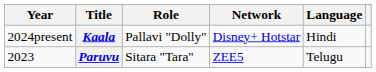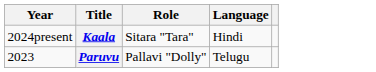- column: (256, 15)
(166, 36) Pallavi "Dolly" -> (159, 36) Sitara "Tara"
(159, 57) Sitara "Tara" -> (166, 57) Pallavi "Dolly"
